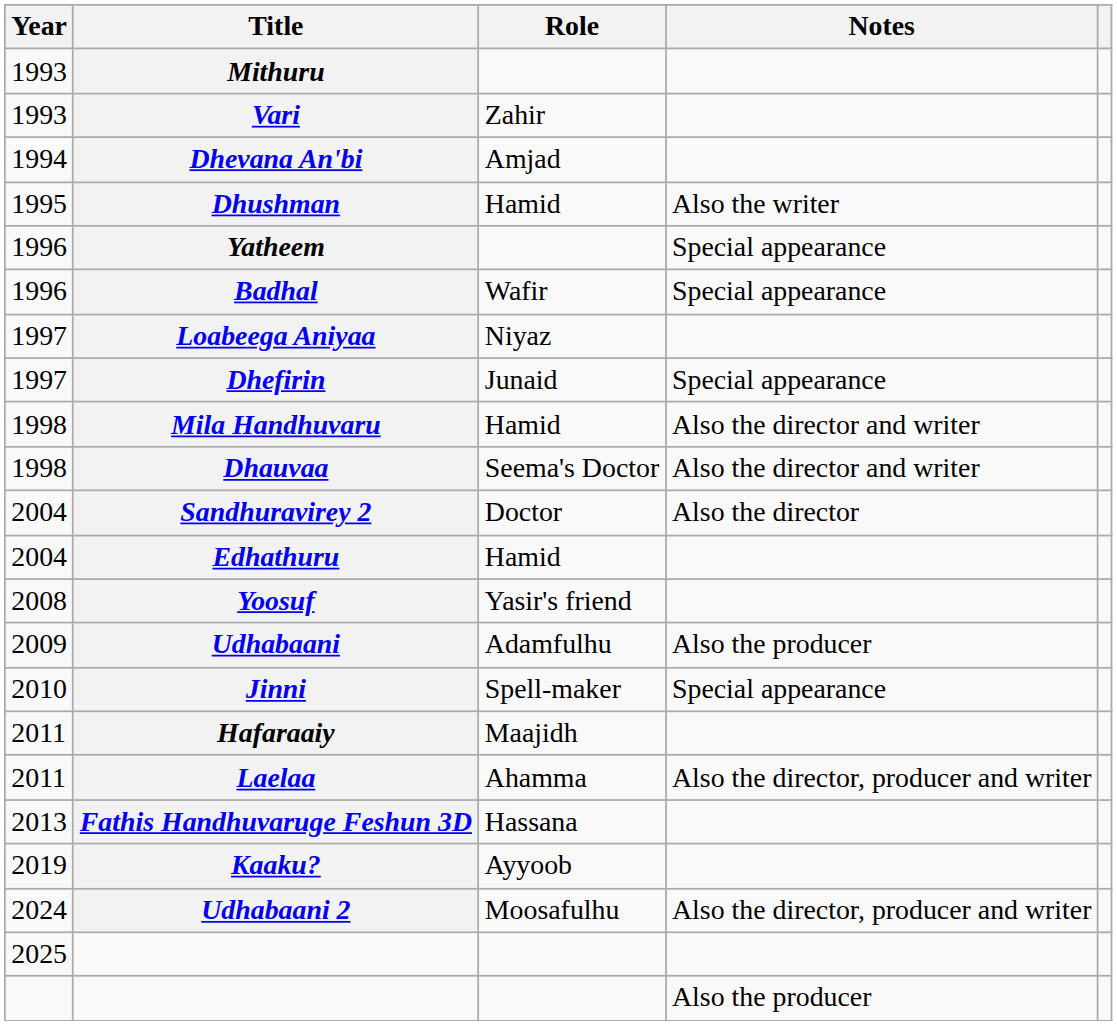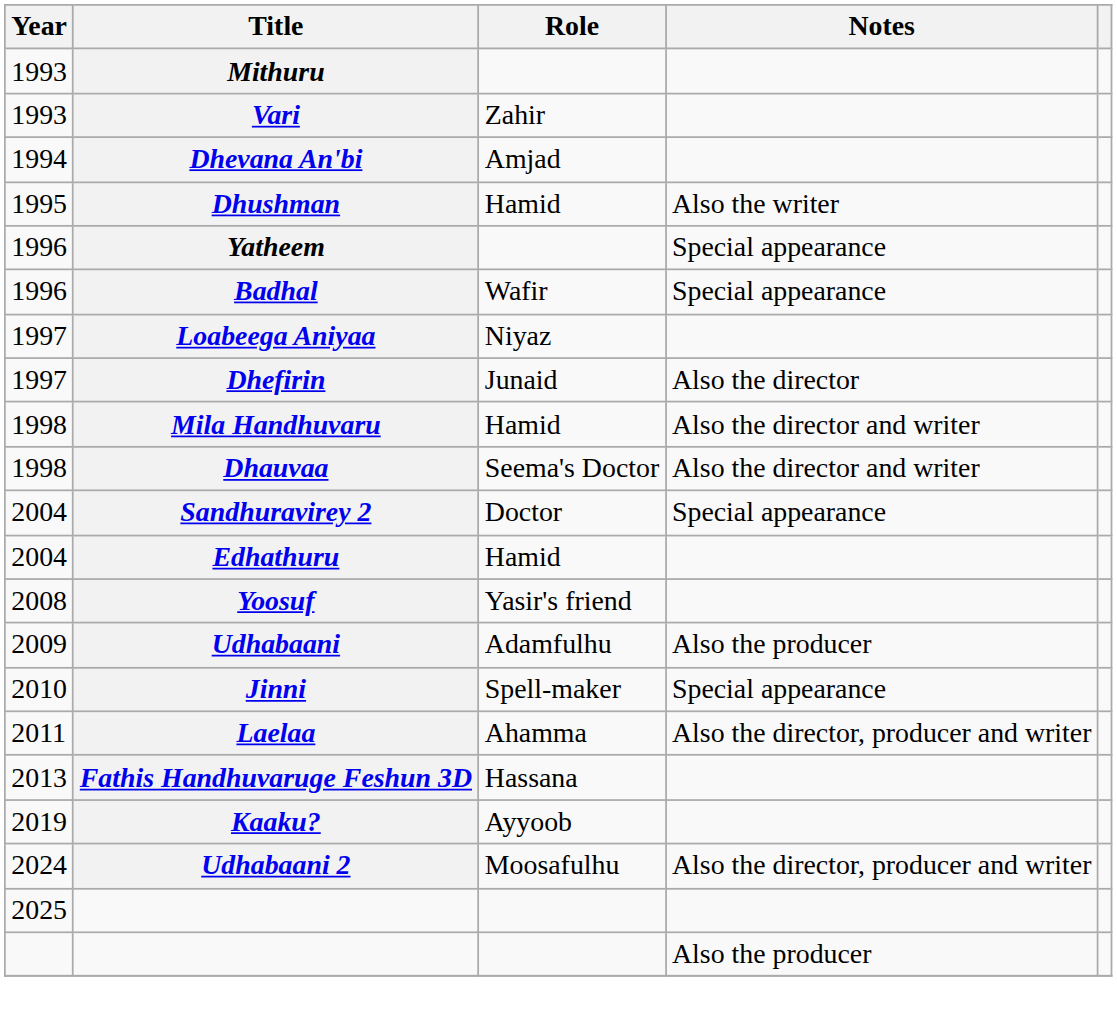(779, 379) Special appearance -> (766, 379) Also the director
(766, 512) Also the director -> (779, 512) Special appearance
- row: (39, 733)
